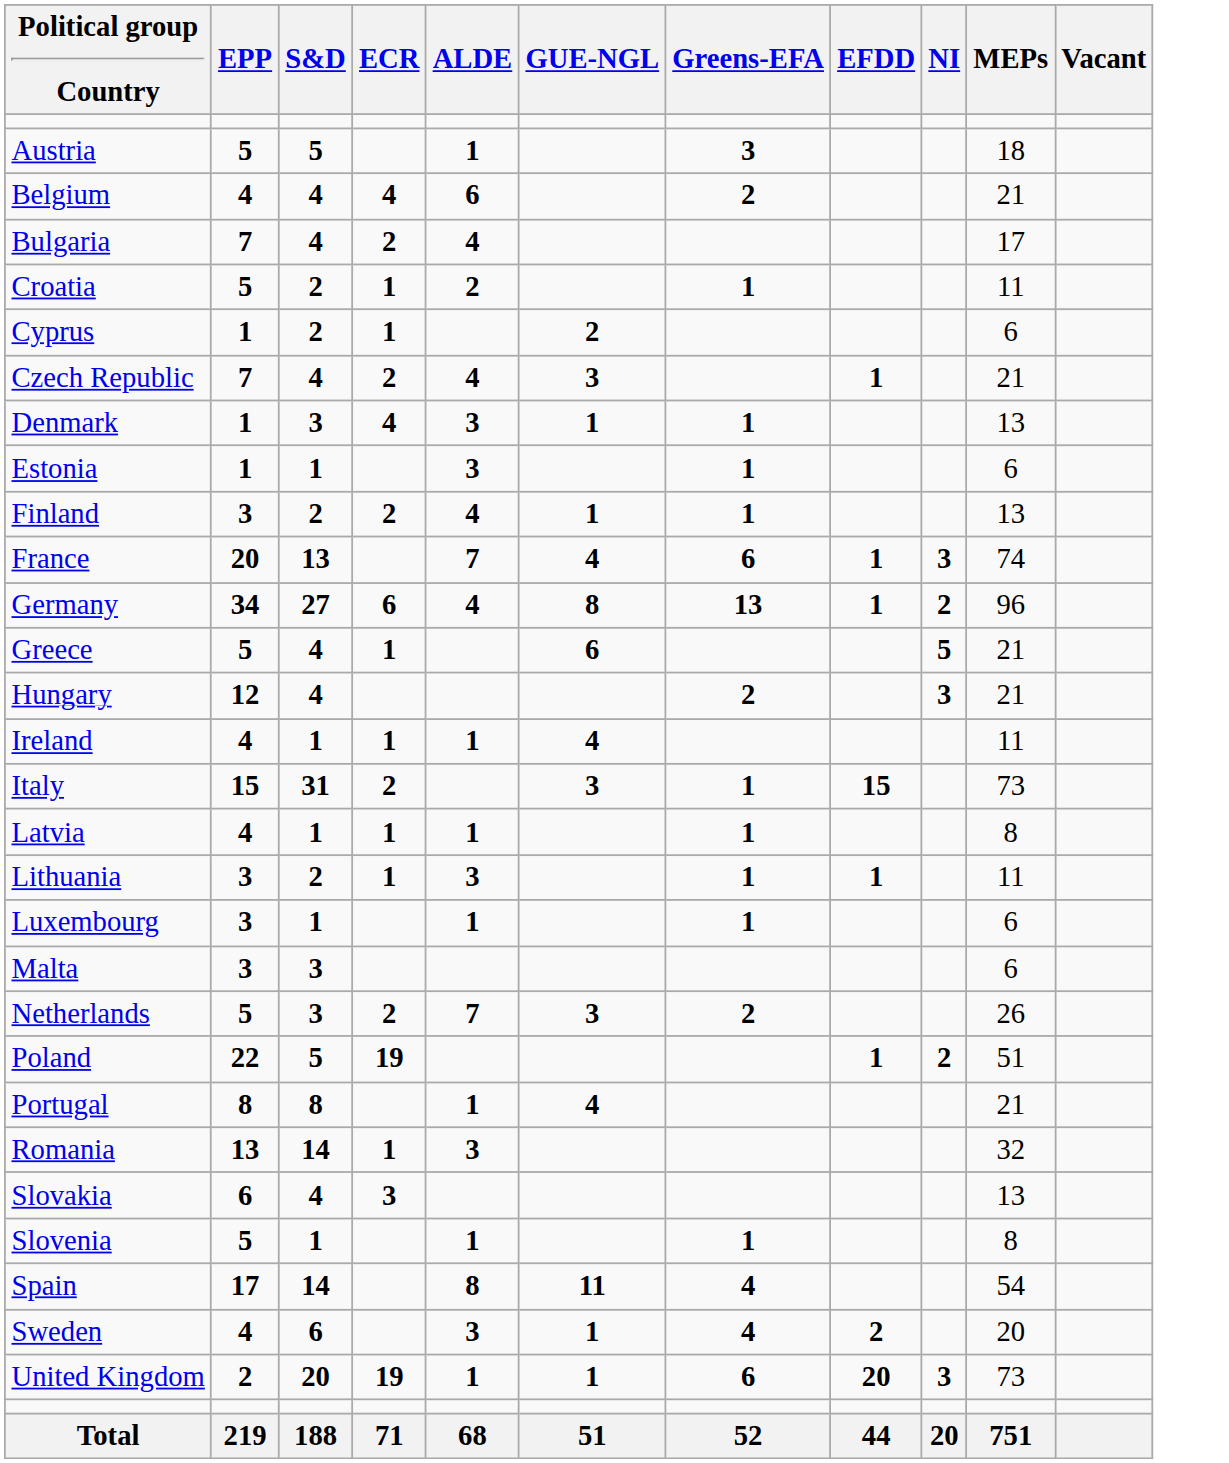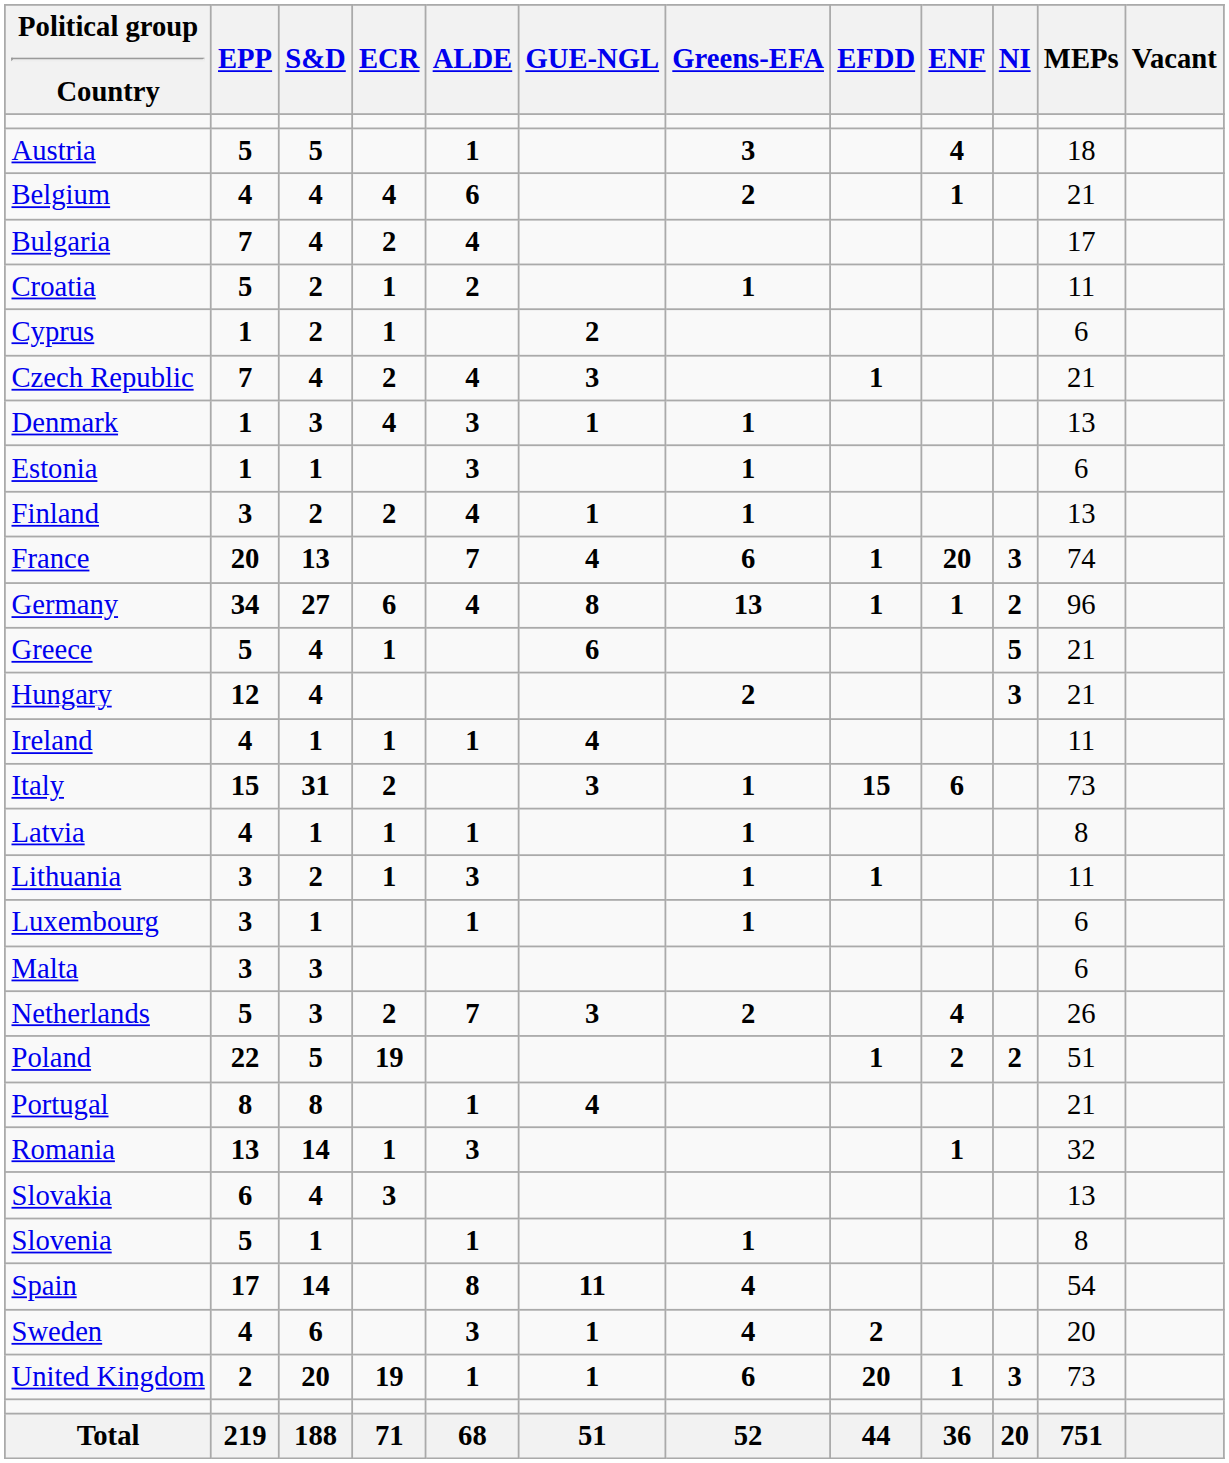+ column: (957, 59)
